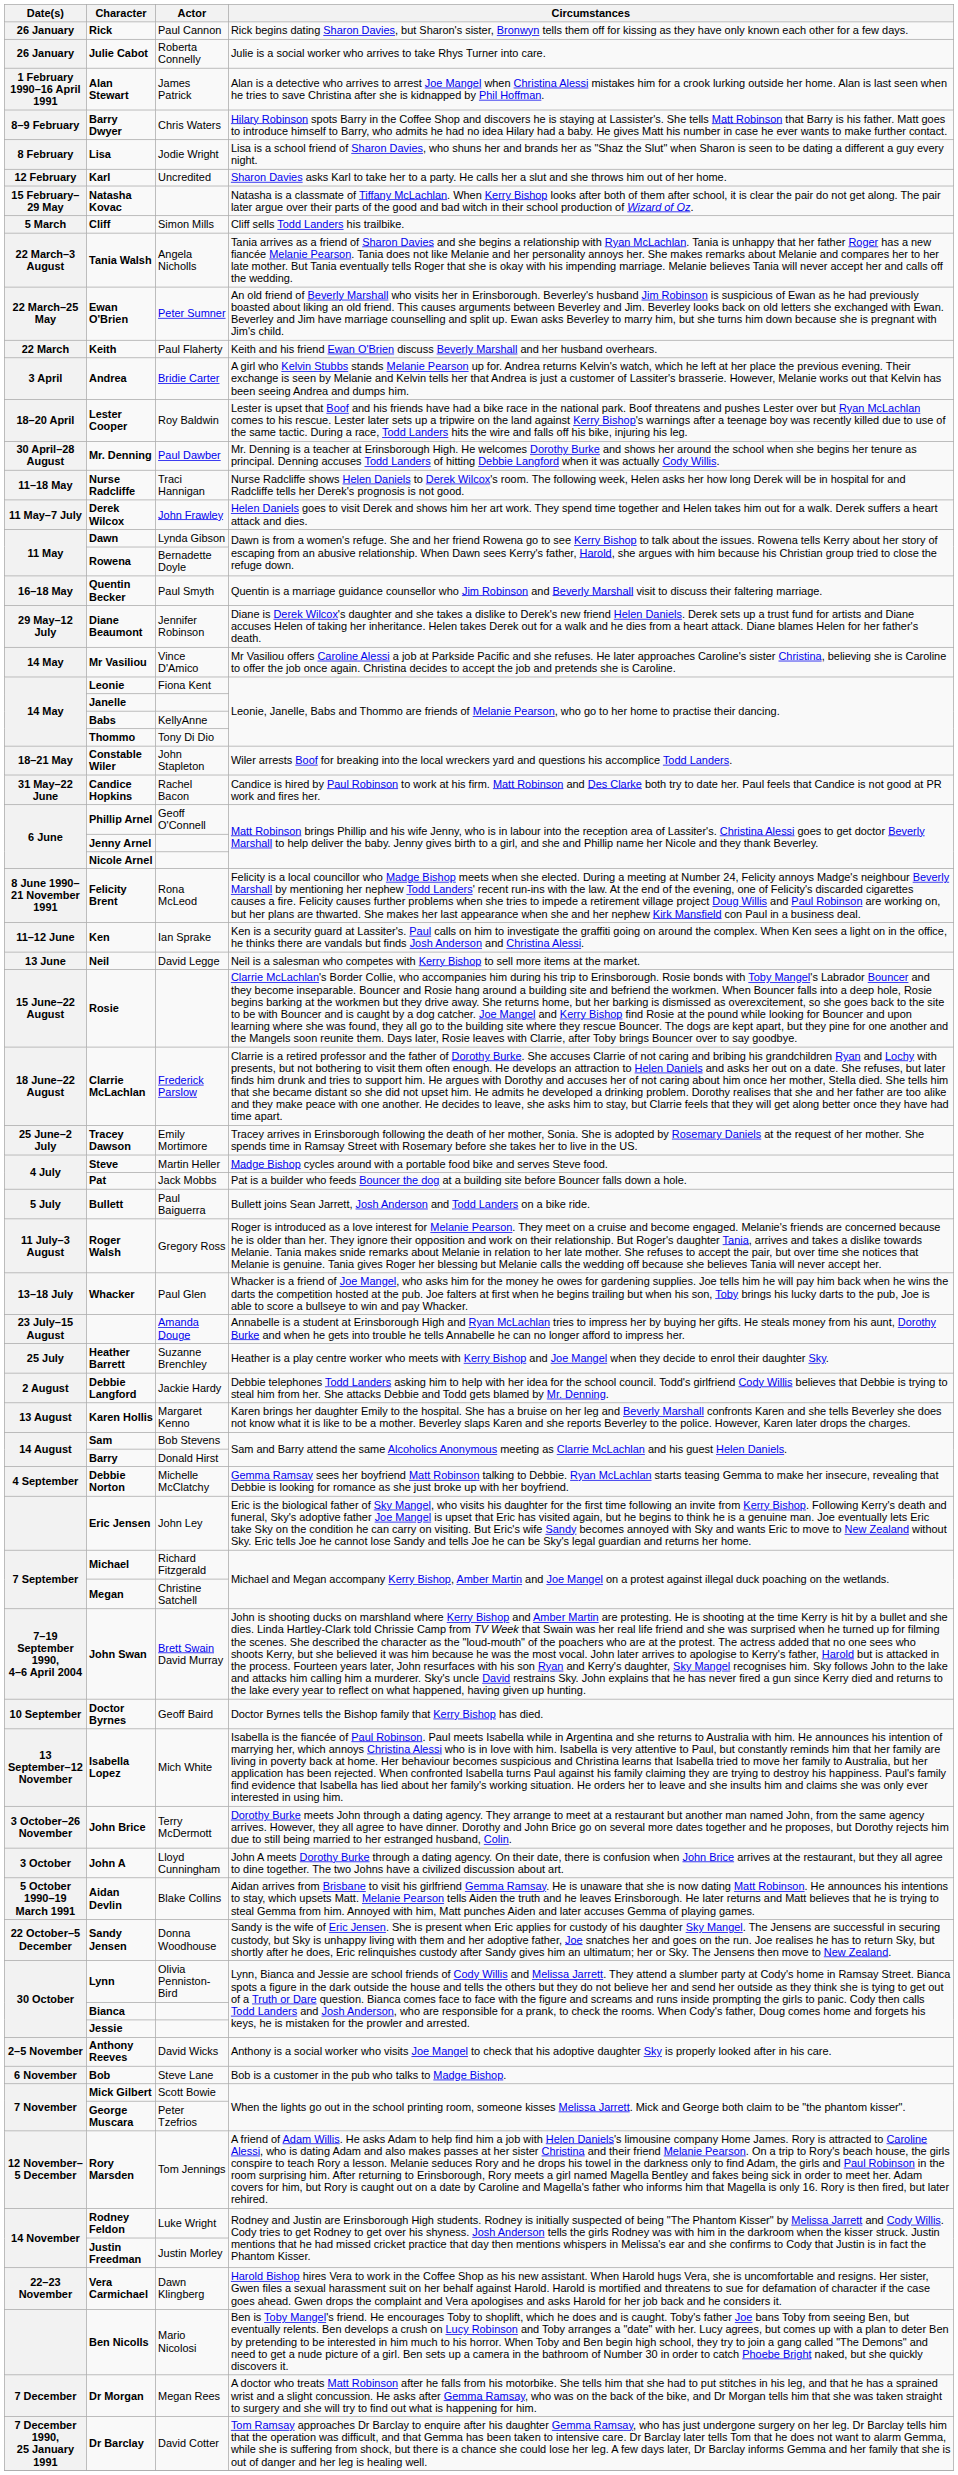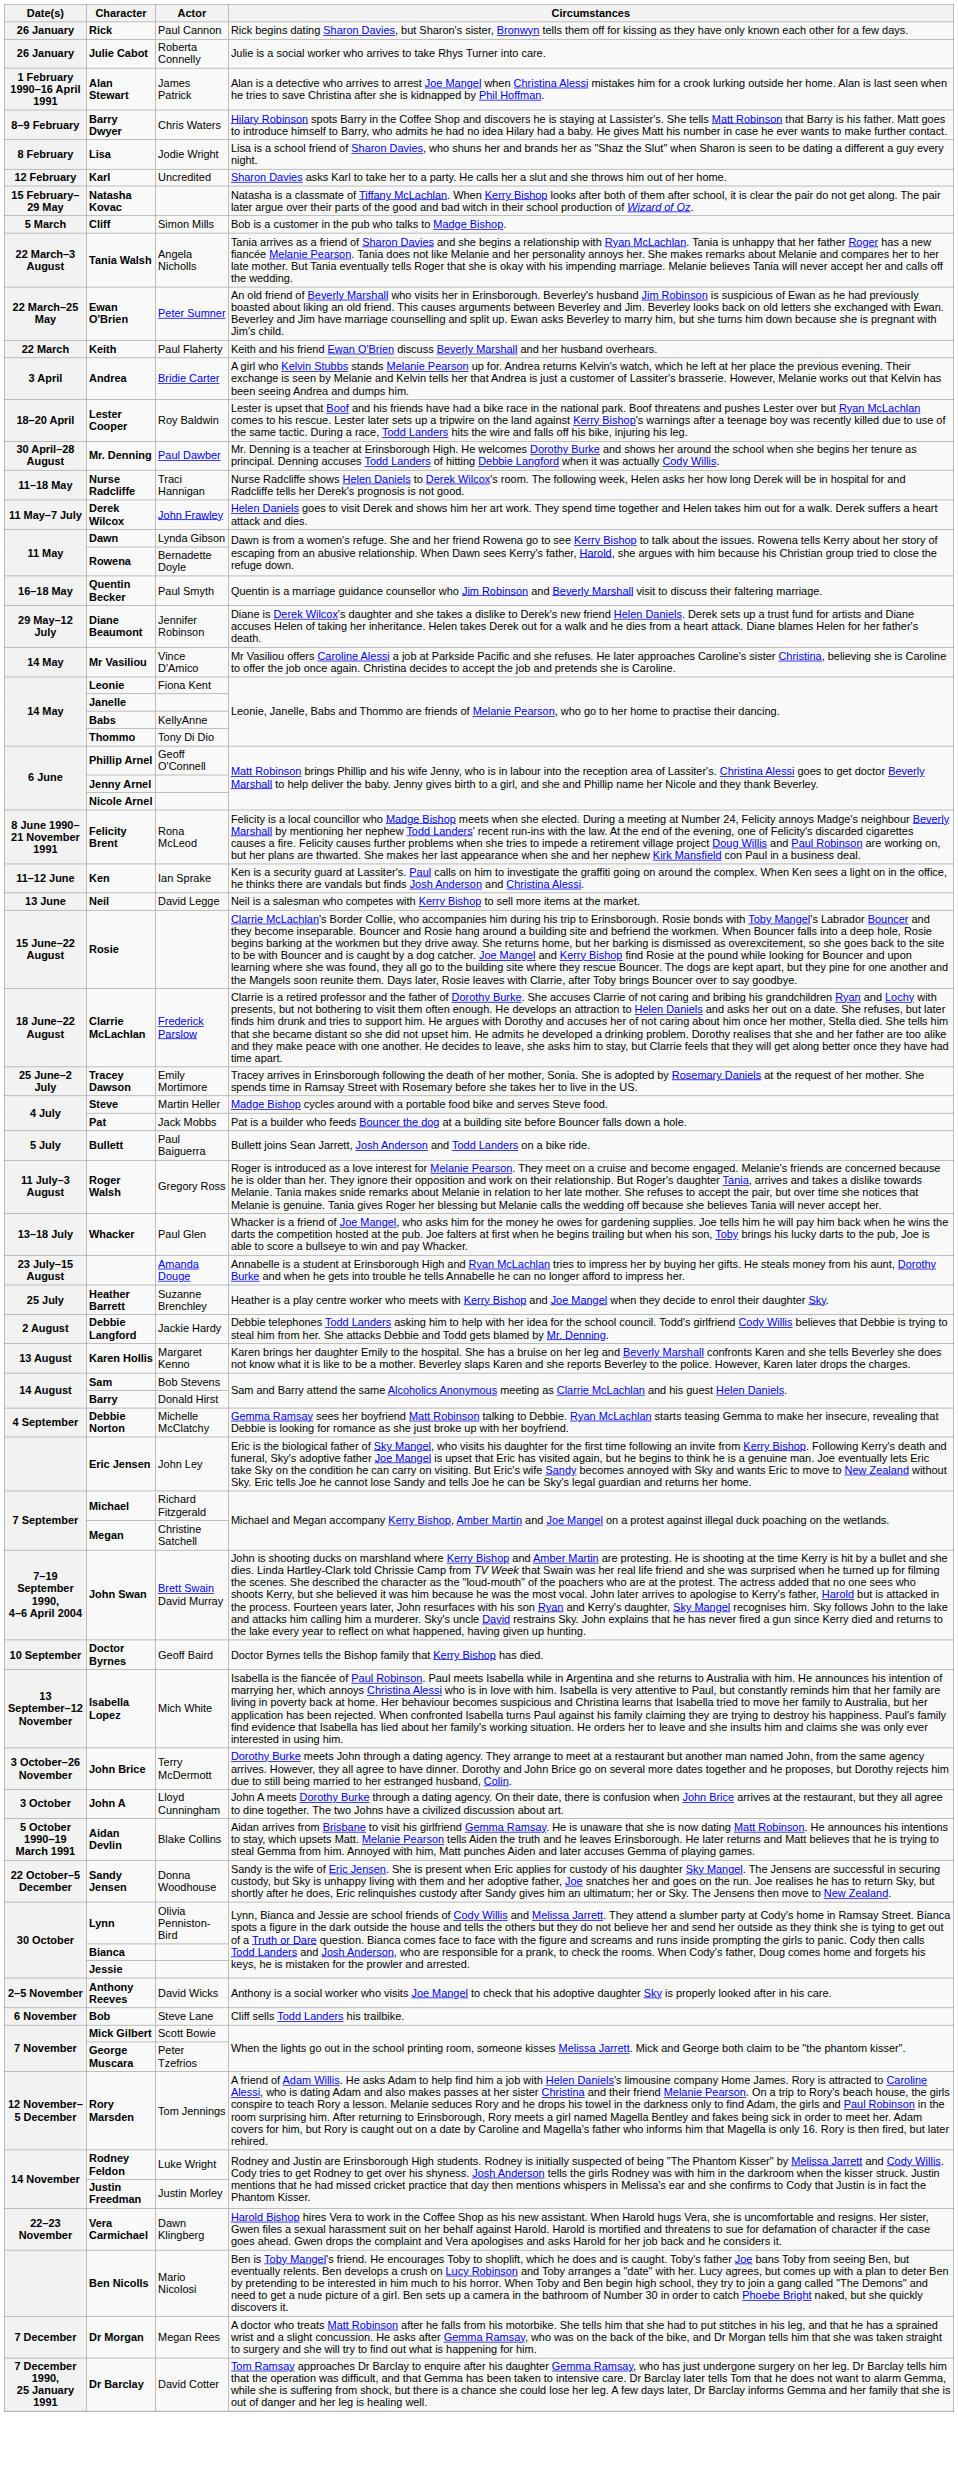(318, 225) Cliff sells Todd Landers his trailbike. -> (369, 225) Bob is a customer in the pub who talks to Madge Bishop.
- row: (115, 761)
- row: (111, 790)
(369, 2075) Bob is a customer in the pub who talks to Madge Bishop. -> (318, 2017) Cliff sells Todd Landers his trailbike.
